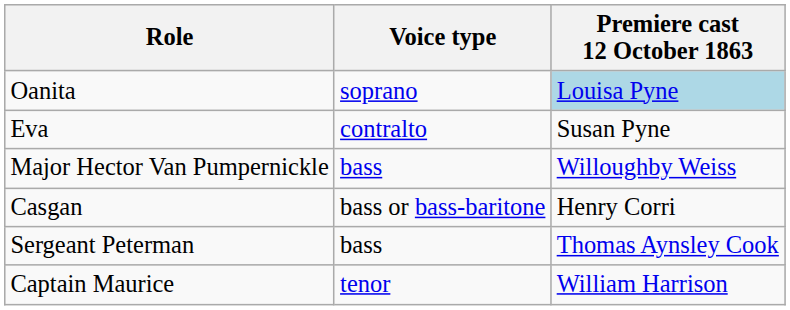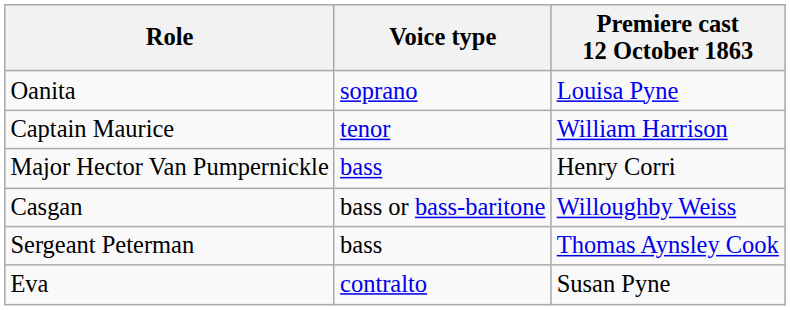(618, 90) lightblue background -> (618, 90) no background
rows swapped: (92, 284) <-> (29, 129)
(646, 167) Willoughby Weiss -> (616, 167) Henry Corri
(616, 206) Henry Corri -> (646, 206) Willoughby Weiss
